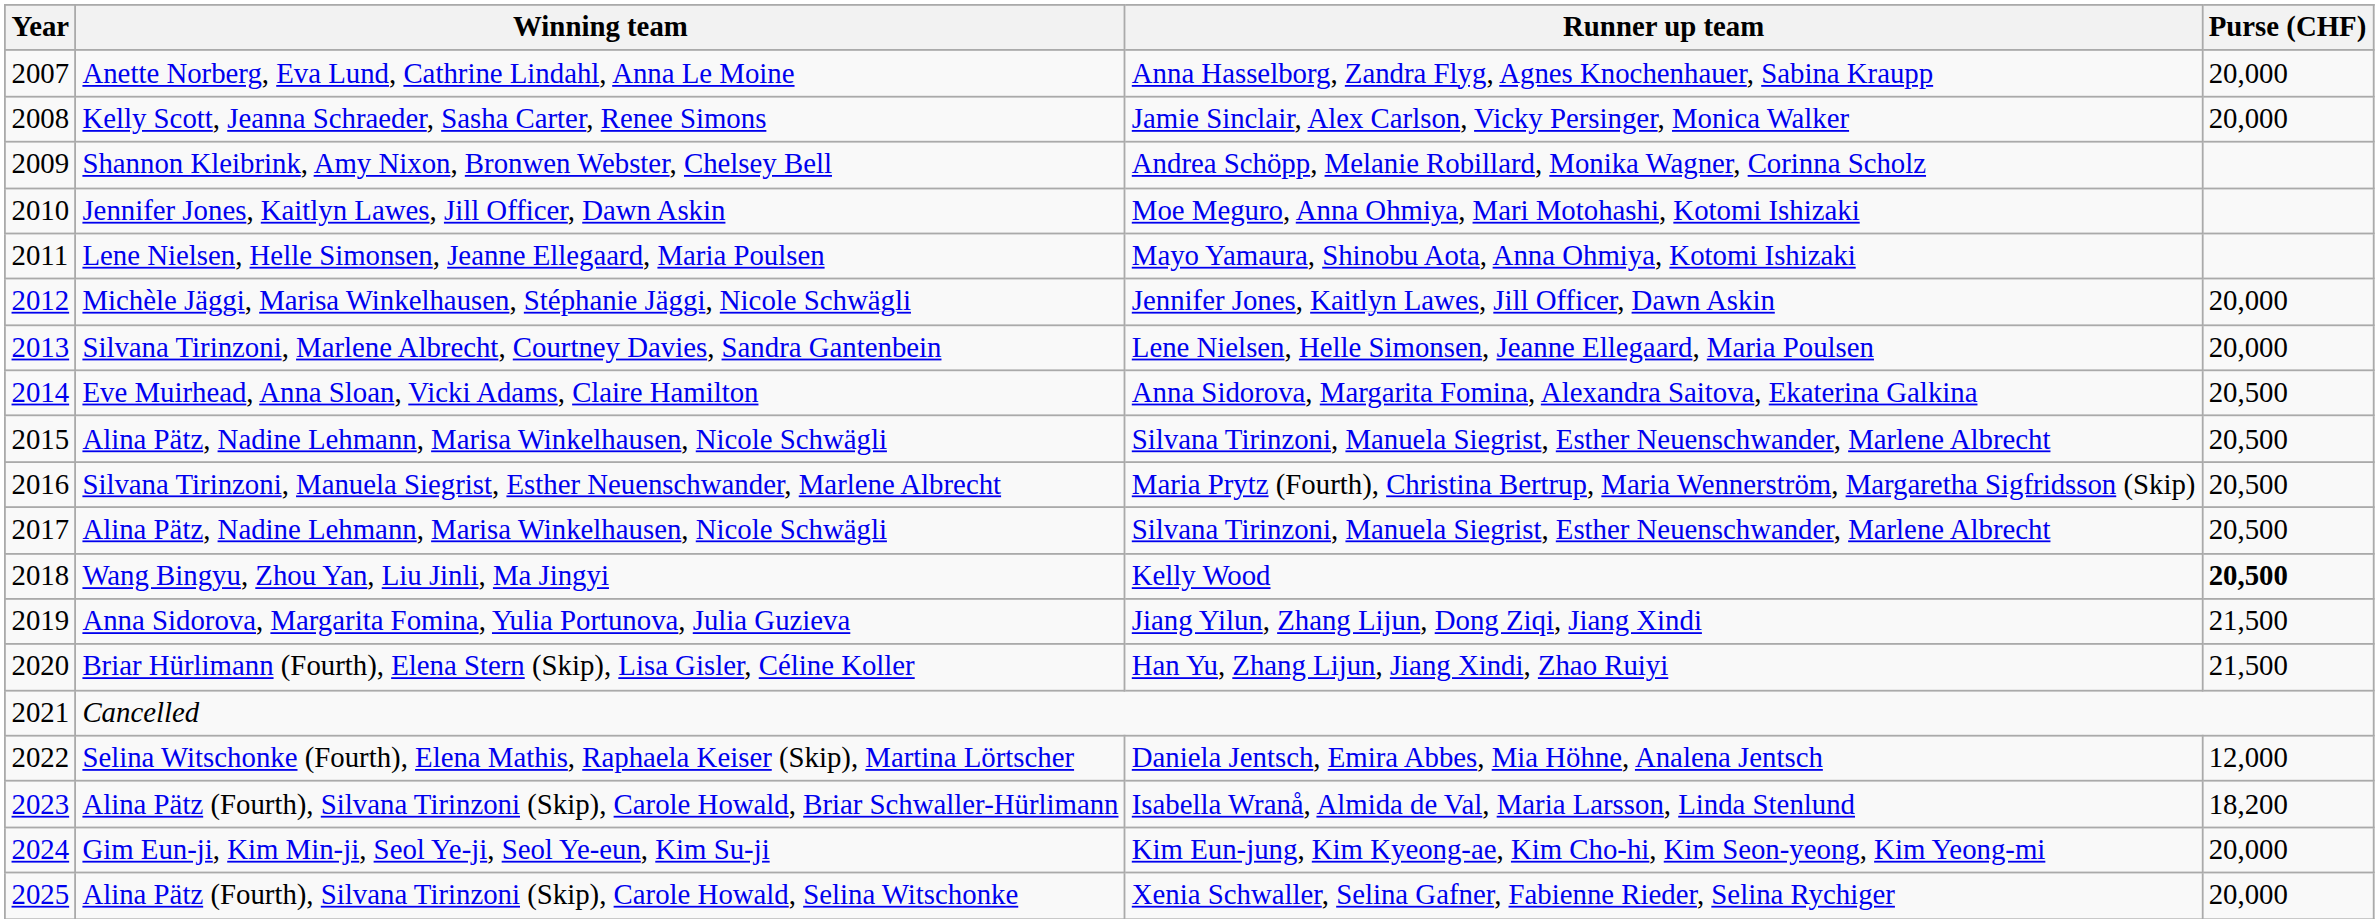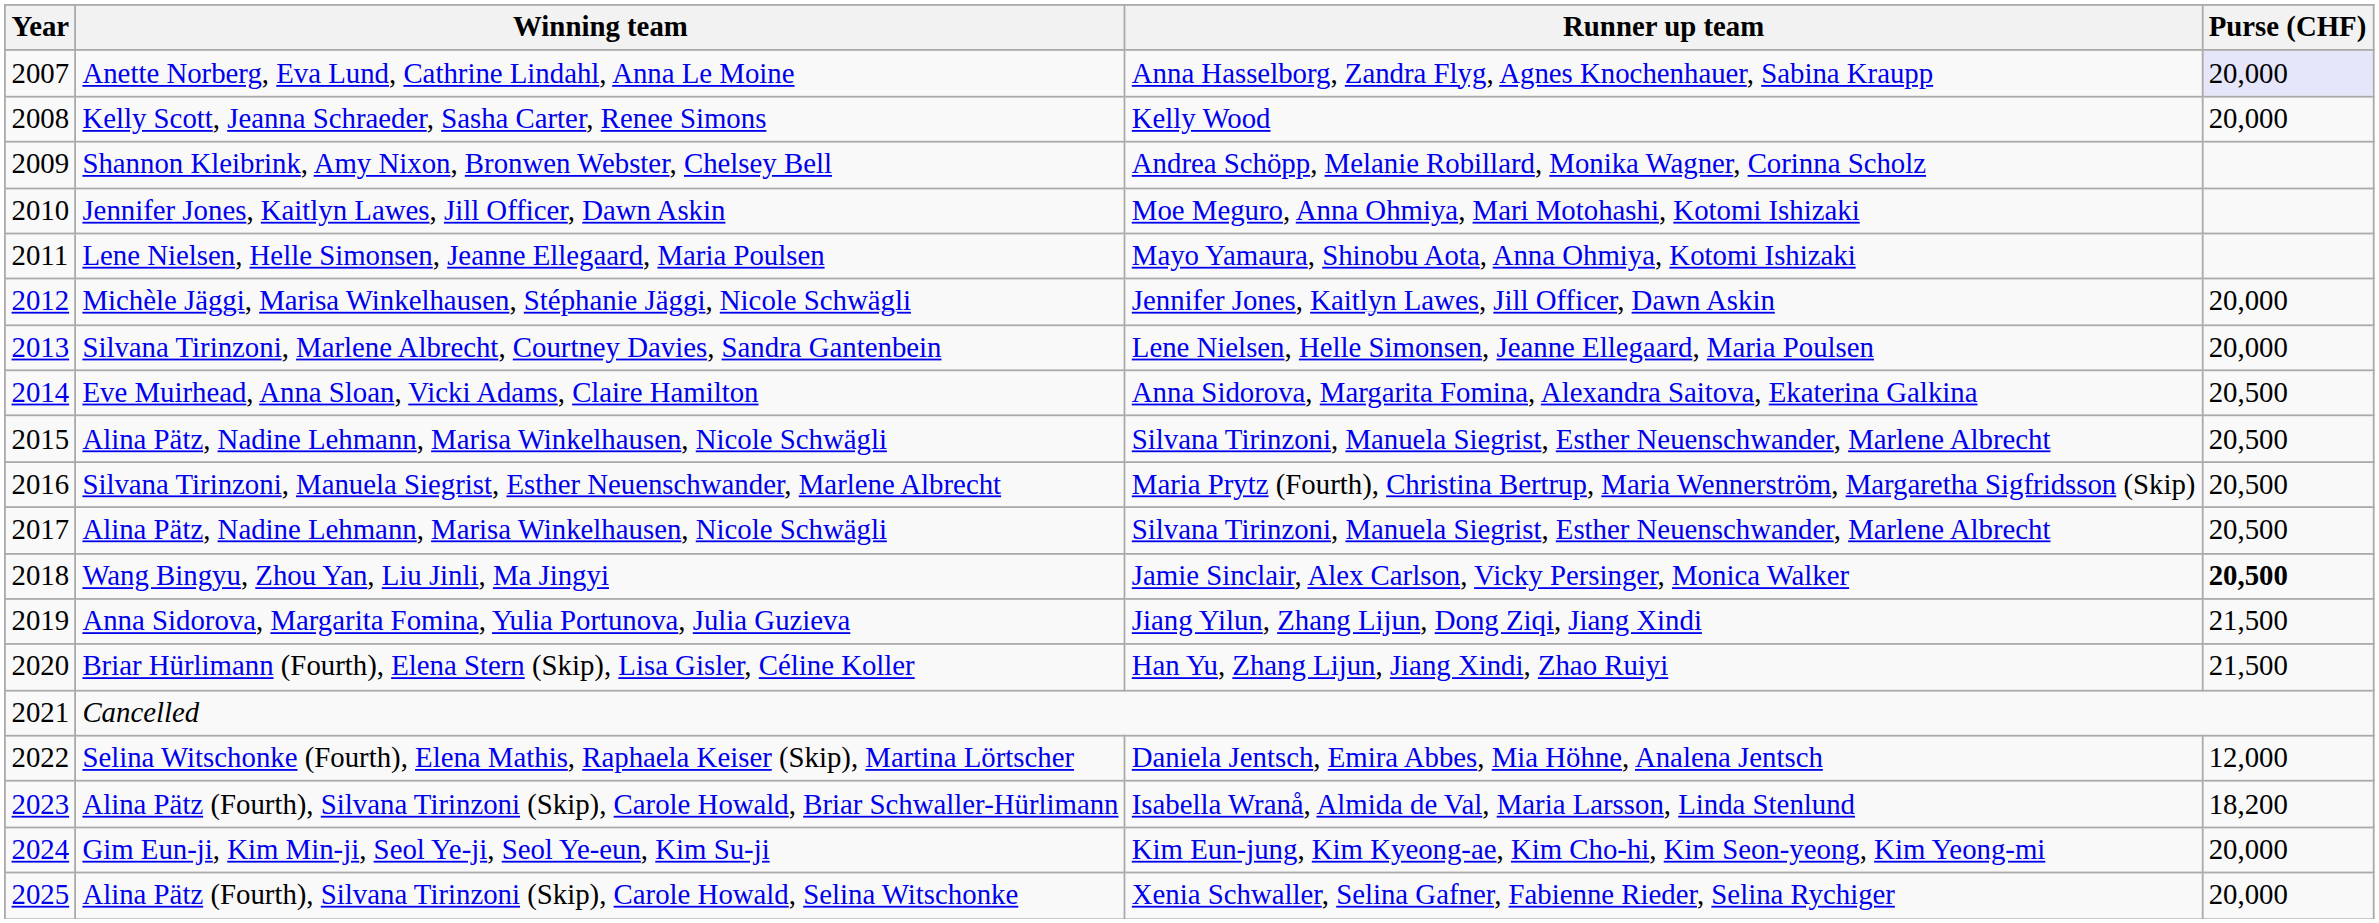(2248, 73) no background -> (2248, 73) lavender background
(1490, 118) Jamie Sinclair, Alex Carlson, Vicky Persinger, Monica Walker -> (1201, 118) Kelly Wood
(1201, 575) Kelly Wood -> (1490, 575) Jamie Sinclair, Alex Carlson, Vicky Persinger, Monica Walker
